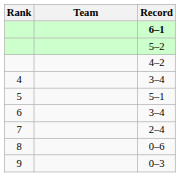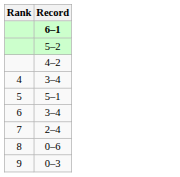- column: (86, 12)
